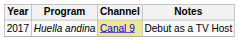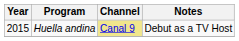(18, 28) 2017 -> (18, 28) 2015
